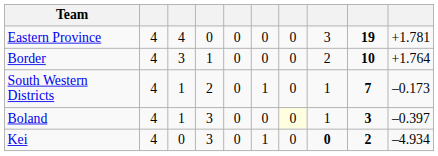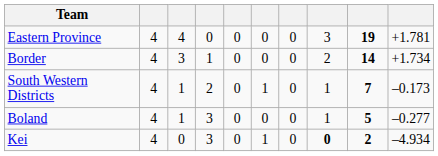(368, 59) 10 -> (368, 59) 14
(411, 59) +1.764 -> (411, 59) +1.734
(293, 118) lightyellow background -> (293, 118) no background
(368, 118) 3 -> (368, 118) 5
(411, 118) –0.397 -> (411, 118) –0.277
